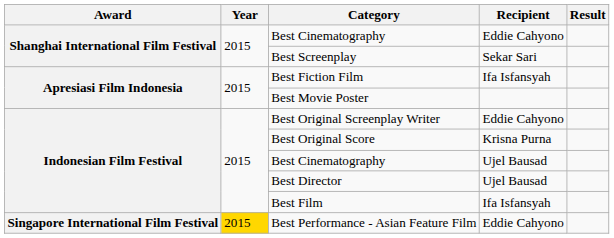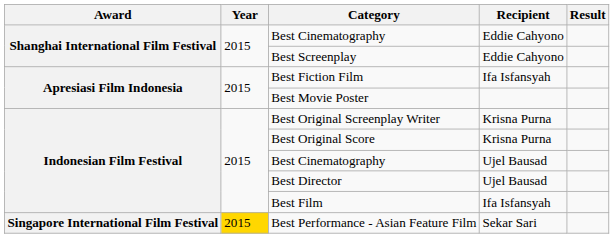(510, 56) Sekar Sari -> (523, 56) Eddie Cahyono
(523, 118) Eddie Cahyono -> (517, 118) Krisna Purna
(523, 222) Eddie Cahyono -> (510, 222) Sekar Sari
